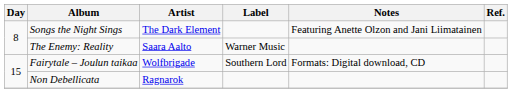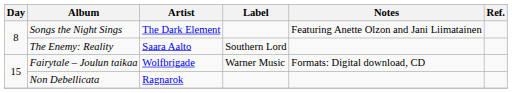(255, 46) Warner Music -> (256, 46) Southern Lord
(256, 63) Southern Lord -> (255, 63) Warner Music
